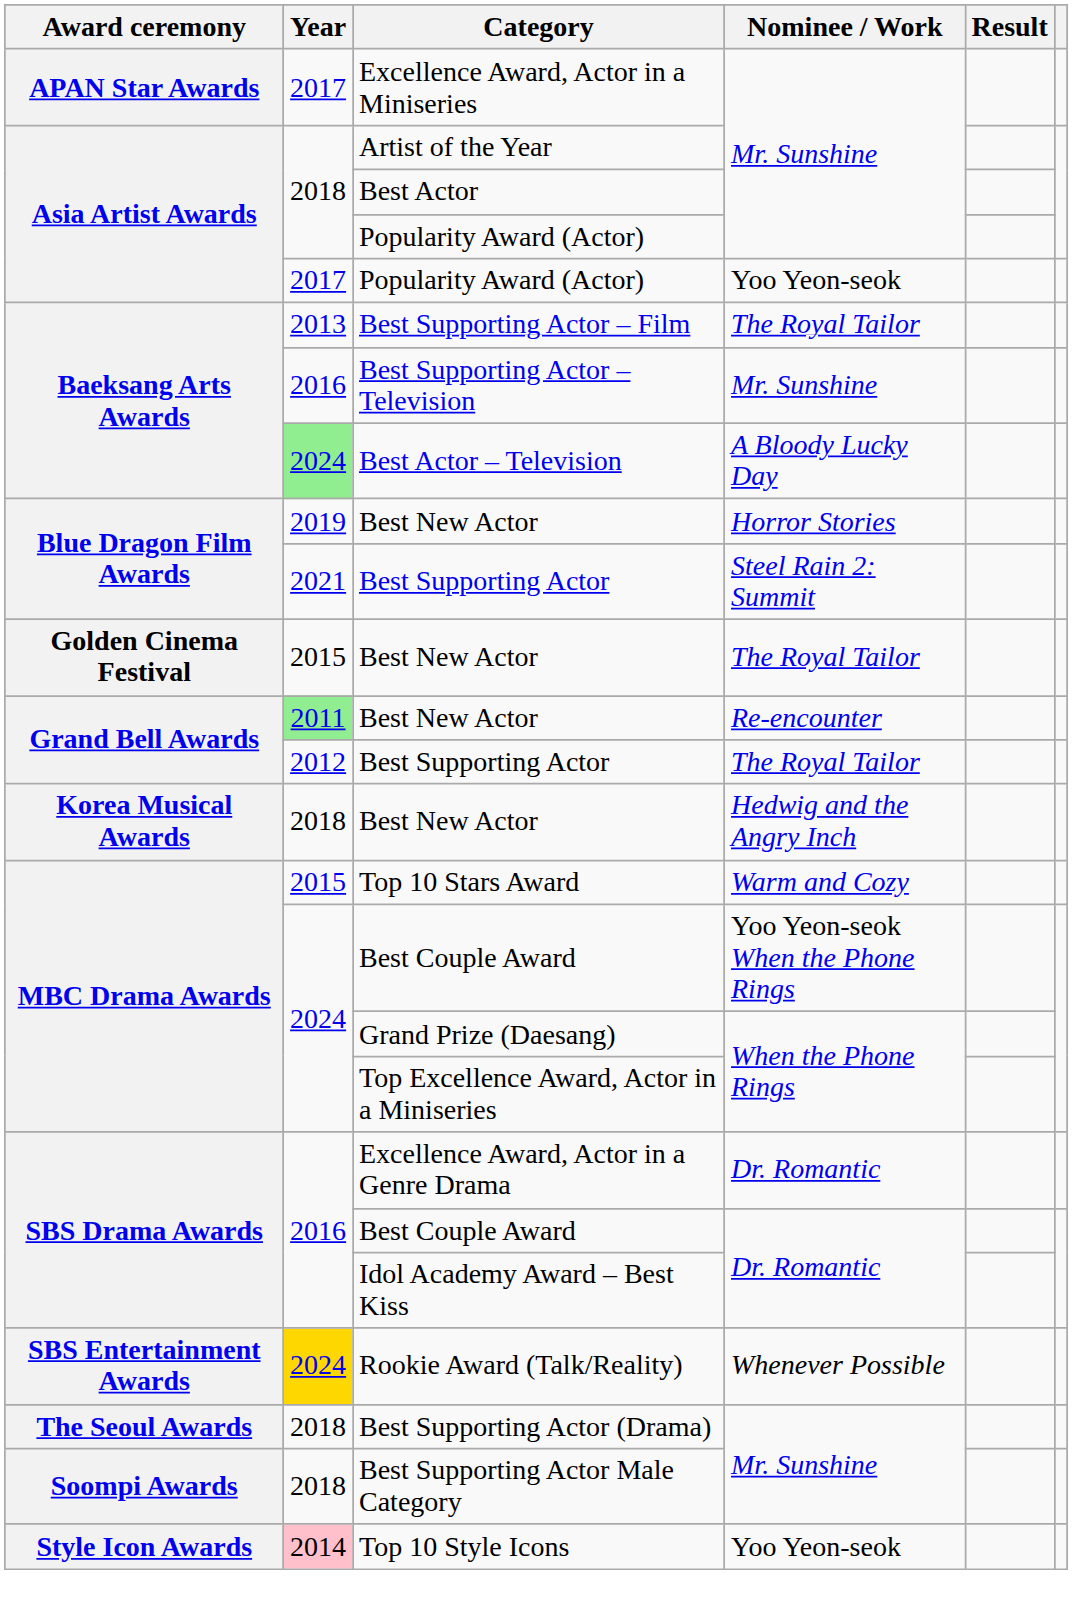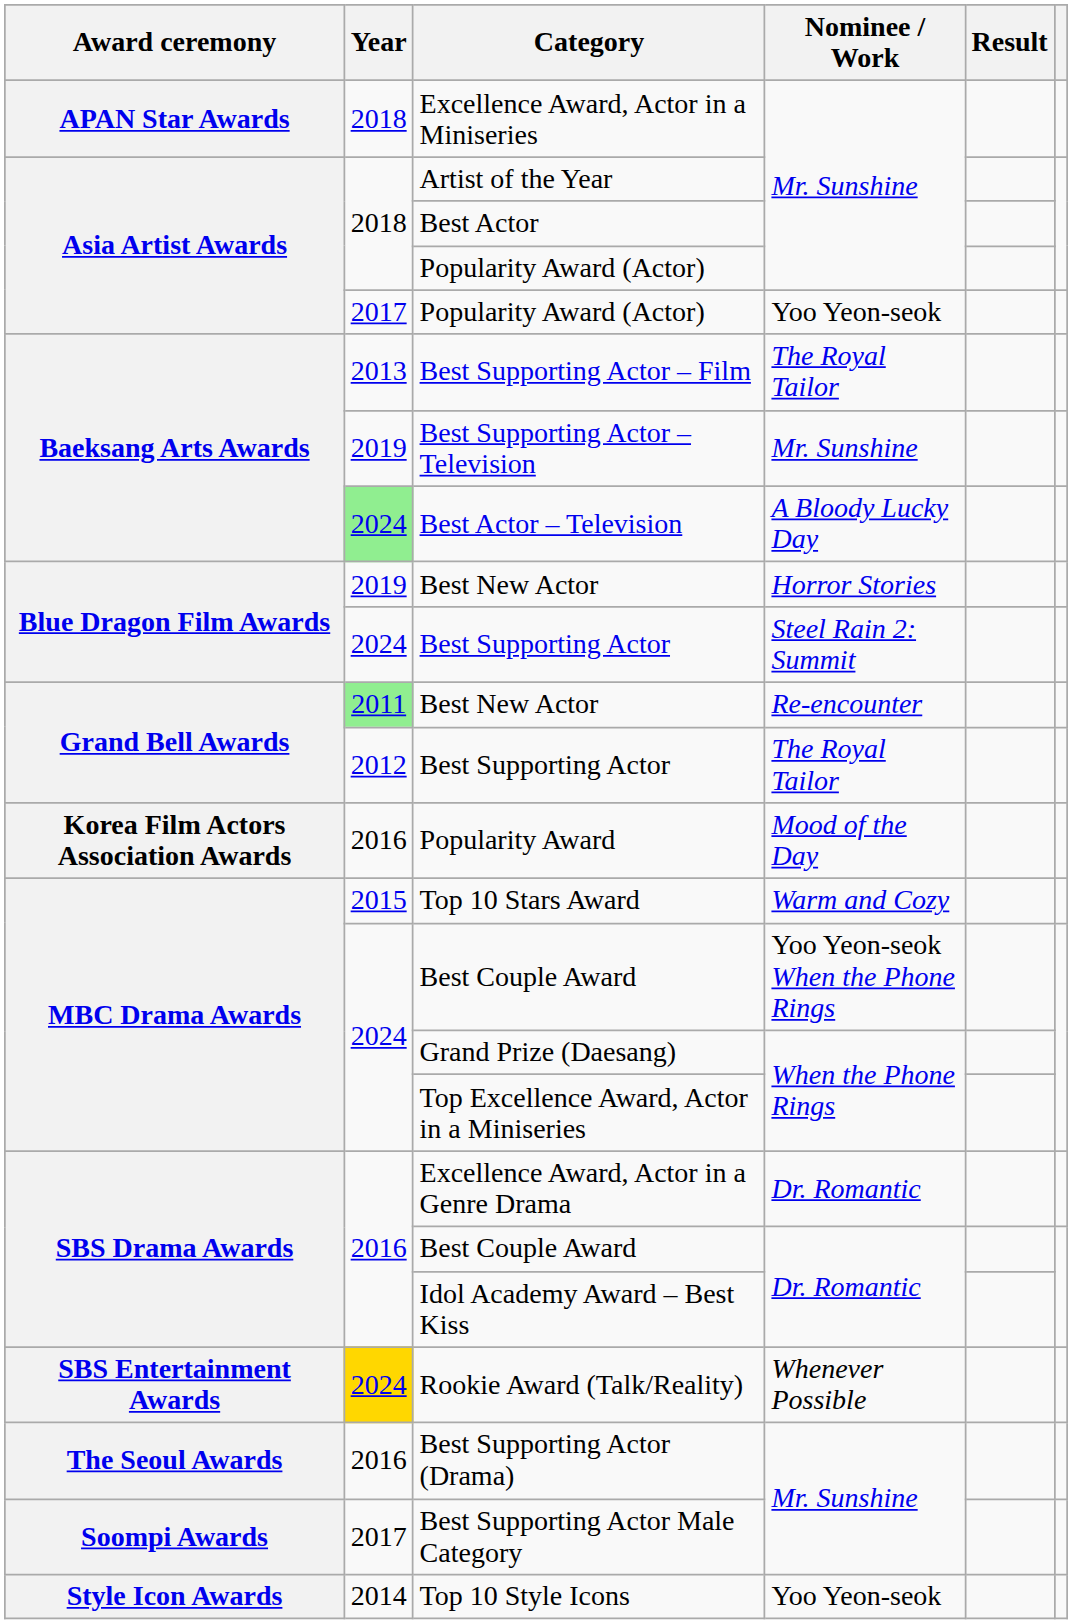(318, 86) 2017 -> (379, 118) 2018
(318, 384) 2016 -> (379, 447) 2019
(318, 581) 2021 -> (379, 644) 2024
- row: (448, 656)
+ row: (517, 840)
- row: (448, 821)
(318, 1426) 2018 -> (379, 1460) 2016
(318, 1486) 2018 -> (379, 1536) 2017
(318, 1546) pink background -> (379, 1596) no background
